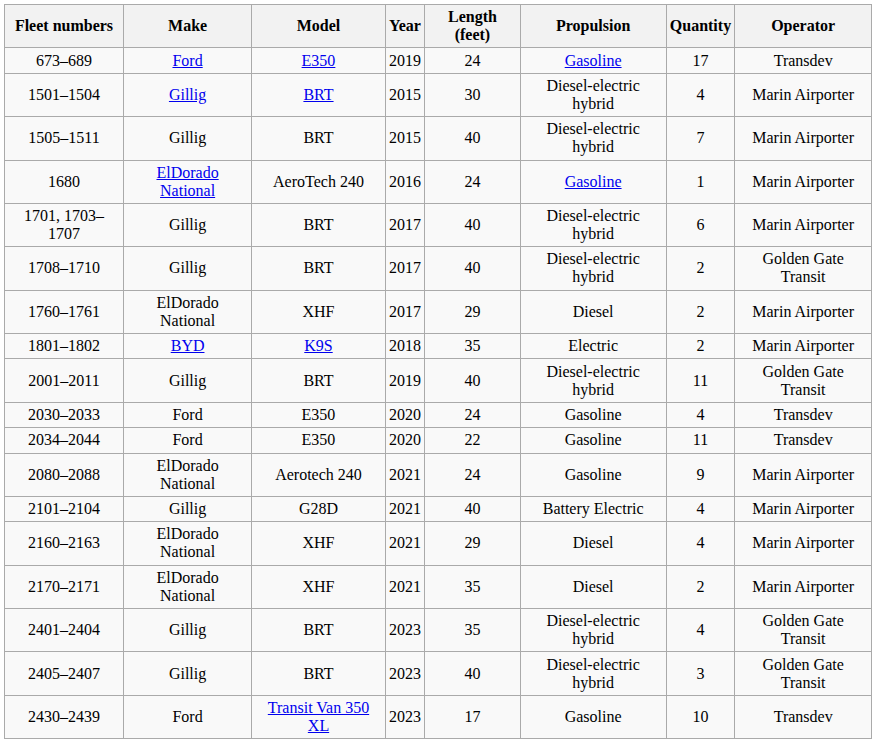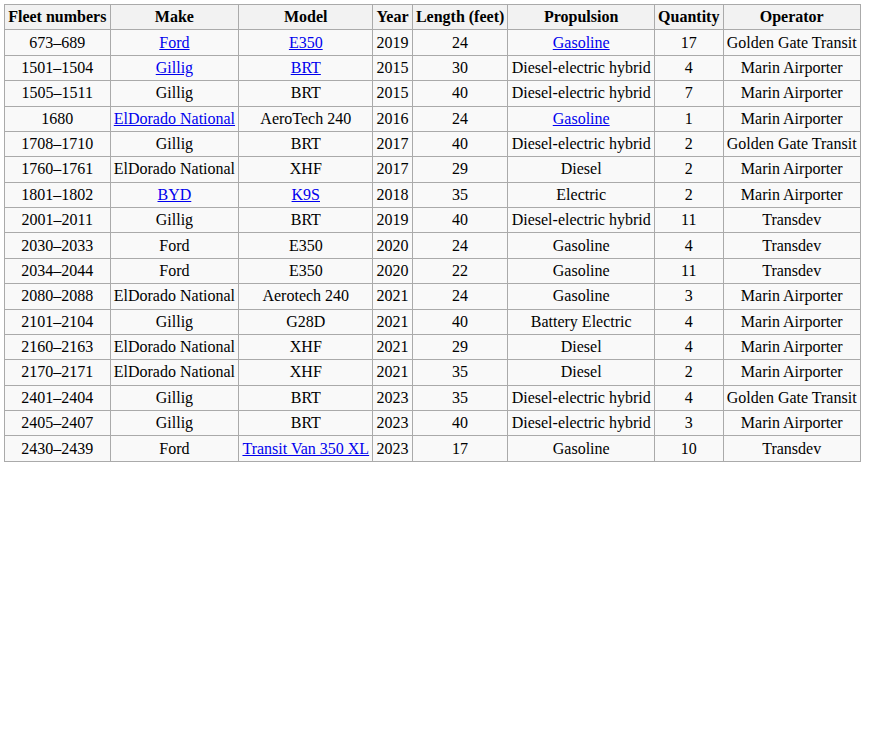(803, 60) Transdev -> (792, 42) Golden Gate Transit
- row: (64, 225)
(803, 380) Golden Gate Transit -> (792, 220) Transdev
(700, 474) 9 -> (689, 296) 3
(803, 673) Golden Gate Transit -> (792, 423) Marin Airporter
